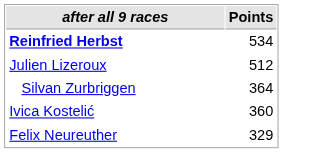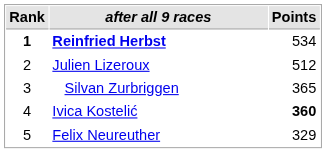+ column: (27, 17)
(261, 88) 364 -> (304, 88) 365
(261, 112) normal -> (304, 112) bold
